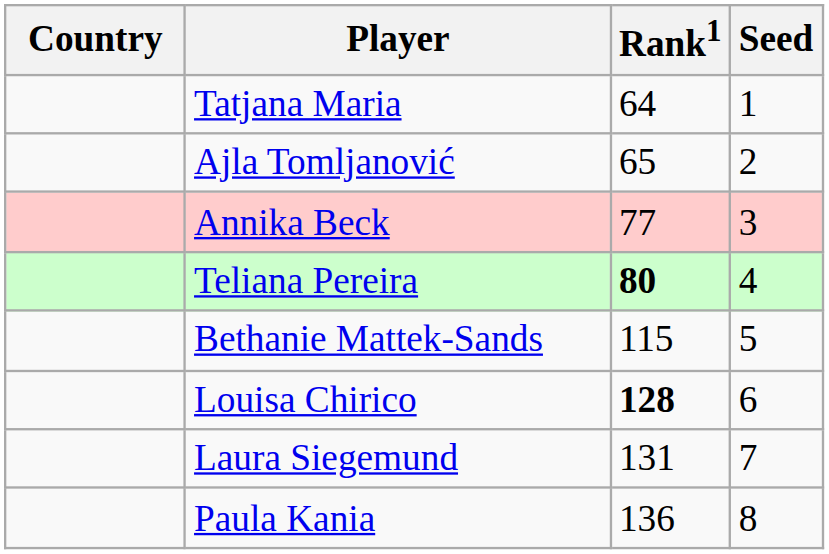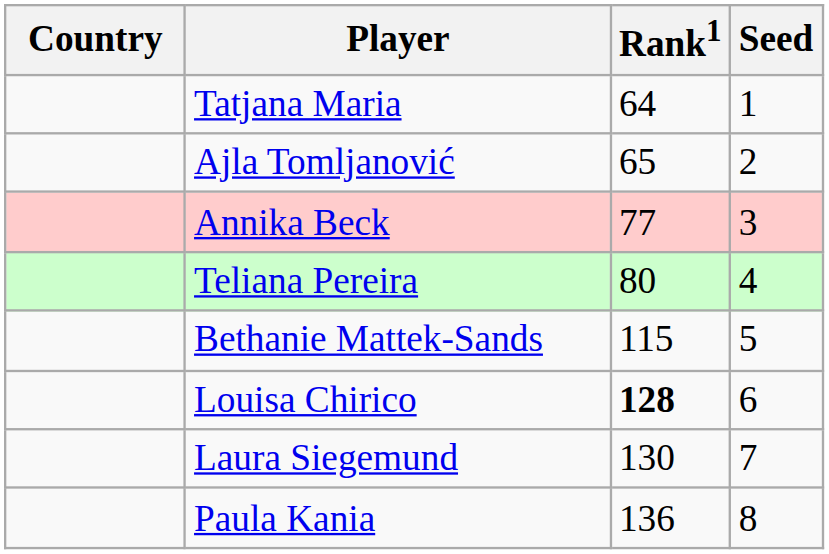(638, 280) bold -> (638, 280) normal
(647, 458) 131 -> (647, 458) 130
